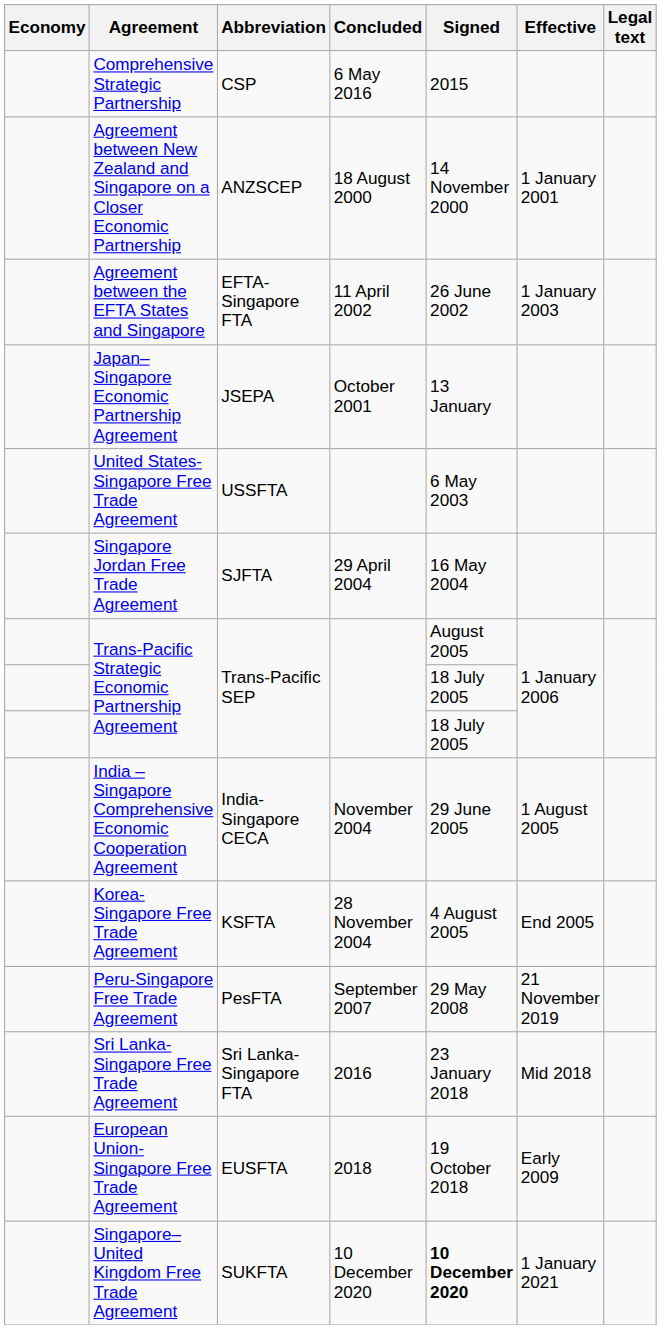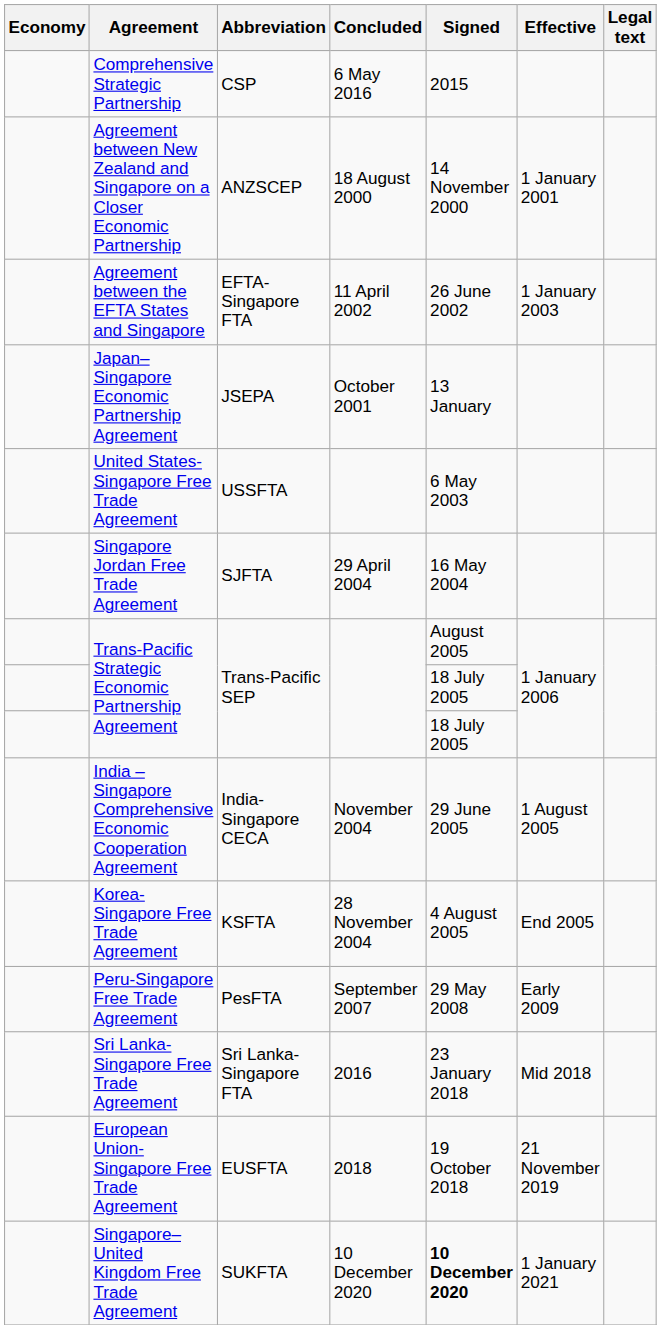(560, 998) 21 November 2019 -> (540, 998) Early 2009
(540, 1168) Early 2009 -> (560, 1168) 21 November 2019
